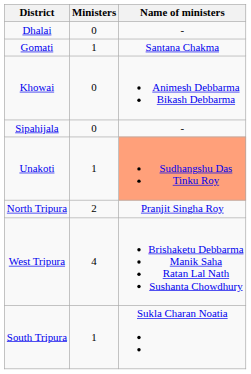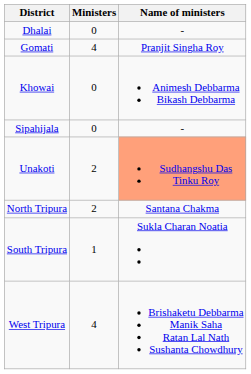(94, 47) 1 -> (94, 47) 4
(182, 47) Santana Chakma -> (182, 47) Pranjit Singha Roy
(94, 168) 1 -> (94, 168) 2
(182, 209) Pranjit Singha Roy -> (182, 209) Santana Chakma
rows swapped: (37, 337) <-> (37, 261)
